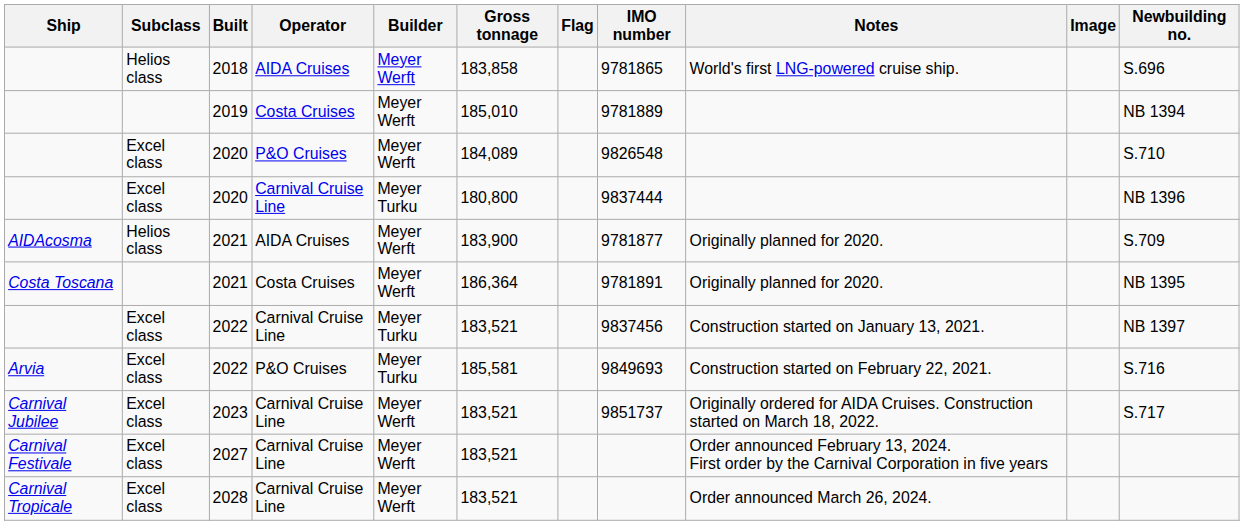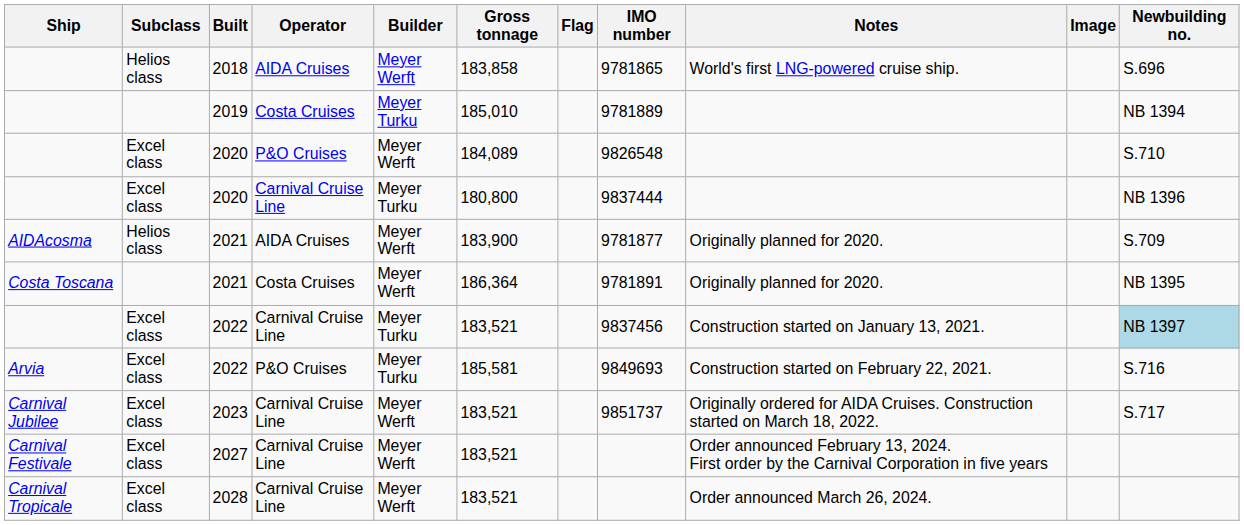(399, 111) Meyer Werft -> (399, 111) Meyer Turku
(1154, 326) no background -> (1154, 326) lightblue background
